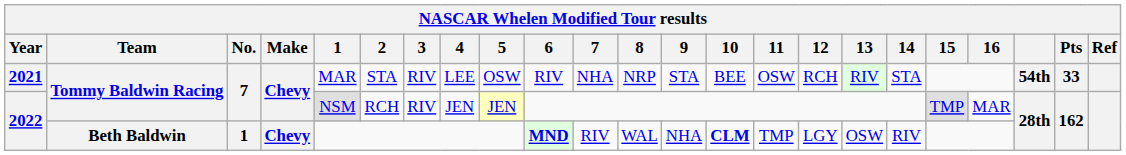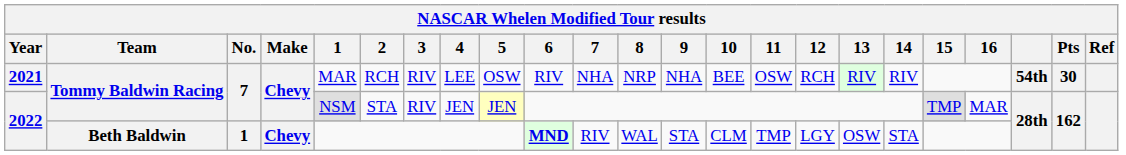(382, 77) STA -> (382, 77) RCH
(684, 77) STA -> (684, 77) NHA
(906, 77) STA -> (904, 77) RIV
(1071, 77) 33 -> (1068, 77) 30
(382, 106) RCH -> (382, 106) STA
(684, 135) NHA -> (684, 135) STA
(730, 135) bold -> (729, 135) normal
(906, 135) RIV -> (904, 135) STA
